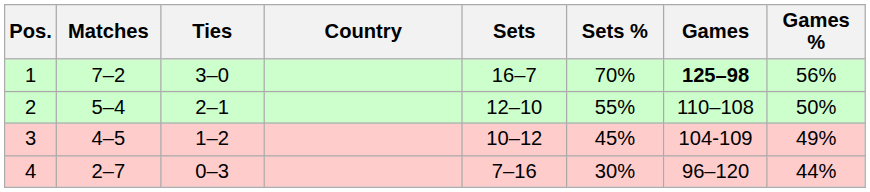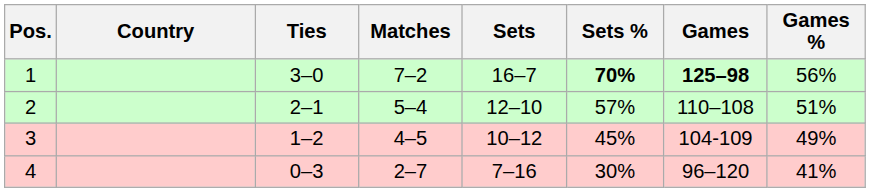columns swapped: (363, 31) <-> (108, 31)
(615, 75) normal -> (615, 75) bold
(615, 107) 55% -> (615, 107) 57%
(816, 107) 50% -> (816, 107) 51%
(816, 171) 44% -> (816, 171) 41%
